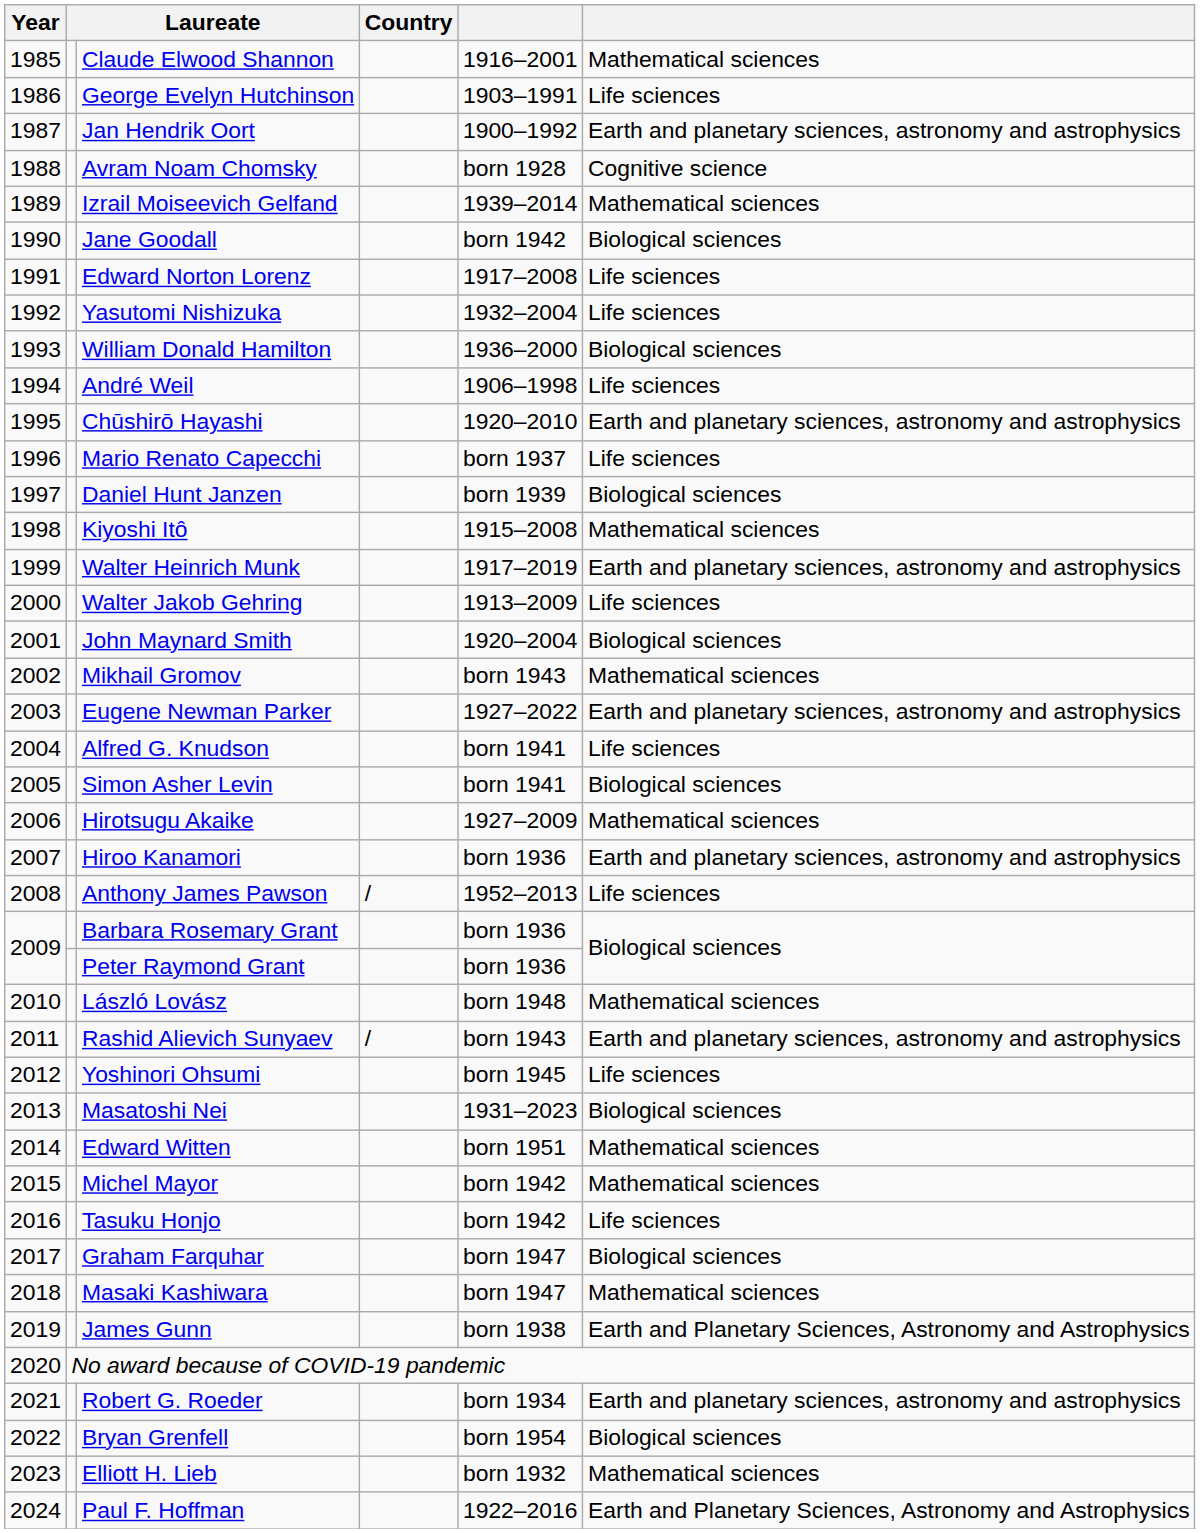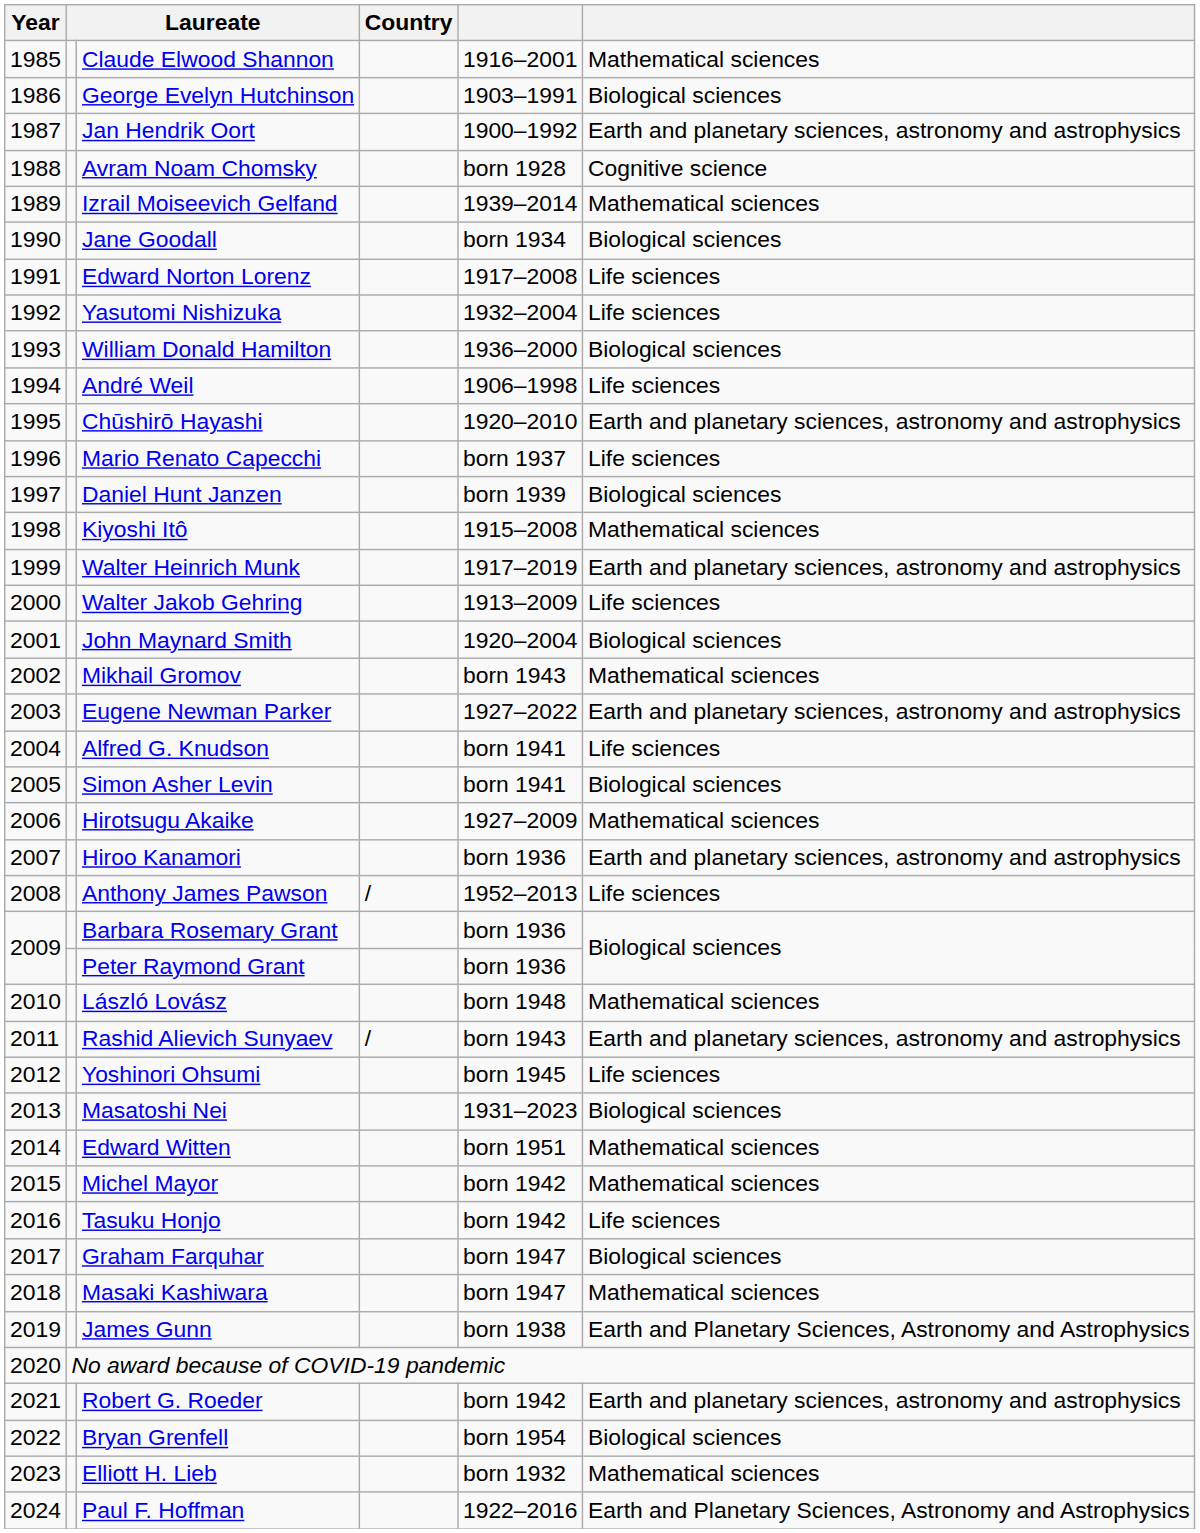(654, 95) Life sciences -> (685, 95) Biological sciences
(514, 240) born 1942 -> (514, 240) born 1934
(514, 1401) born 1934 -> (514, 1401) born 1942
